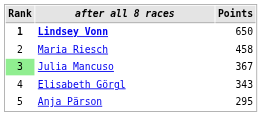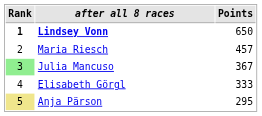(244, 50) 458 -> (244, 50) 457
(244, 84) 343 -> (244, 84) 333
(20, 102) no background -> (20, 102) khaki background
